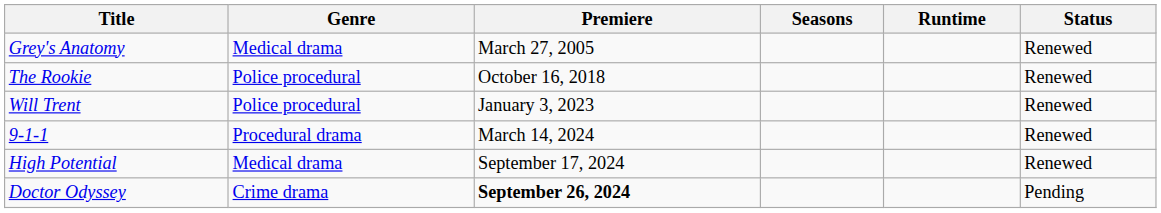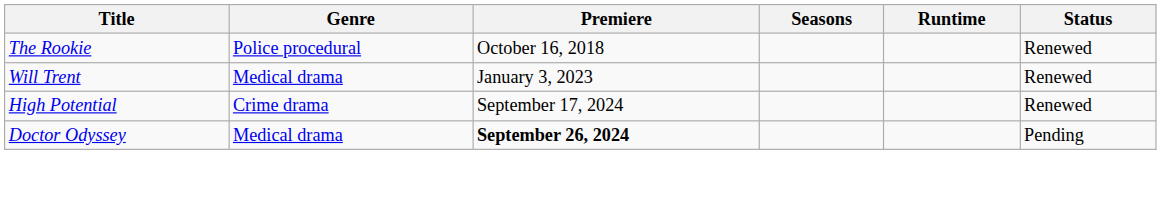- row: (67, 47)
(297, 105) Police procedural -> (288, 76) Medical drama
- row: (29, 134)
(288, 163) Medical drama -> (281, 105) Crime drama
(280, 192) Crime drama -> (288, 134) Medical drama
